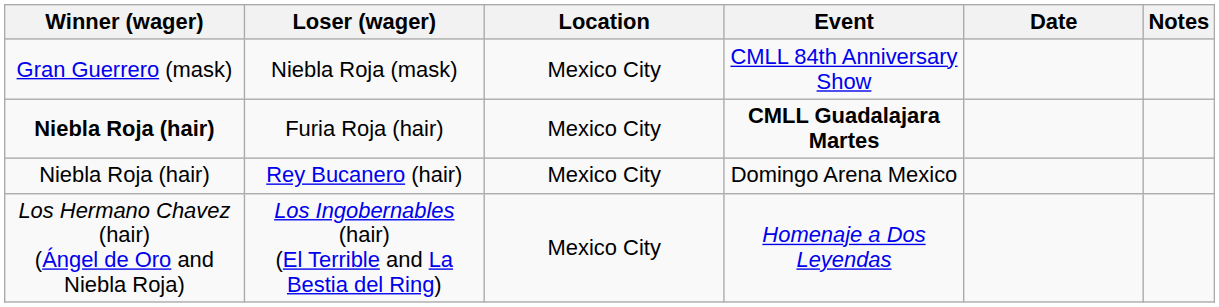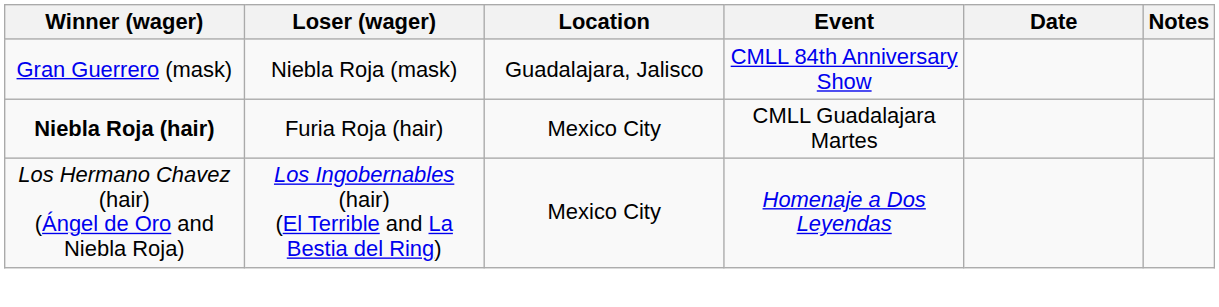(604, 68) Mexico City -> (604, 68) Guadalajara, Jalisco
(844, 128) bold -> (844, 128) normal
- row: (364, 175)
